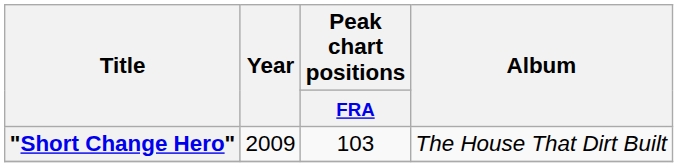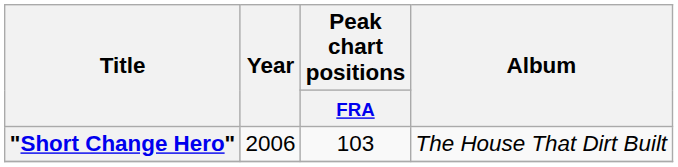(270, 143) 2009 -> (270, 143) 2006
